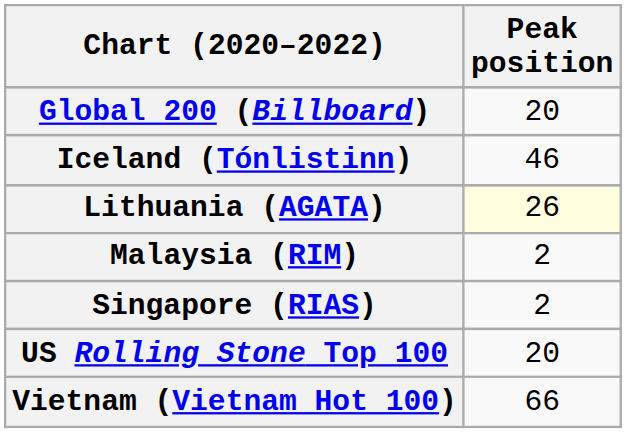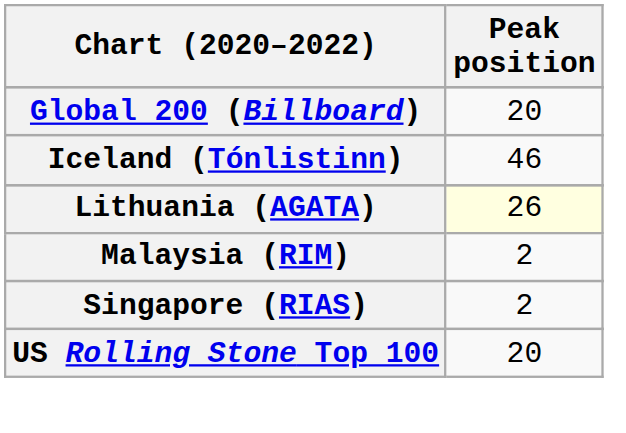- row: (235, 402)
